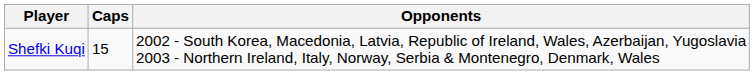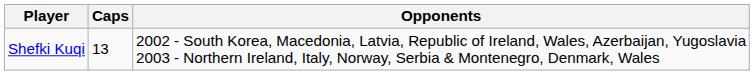(100, 49) 15 -> (100, 49) 13
